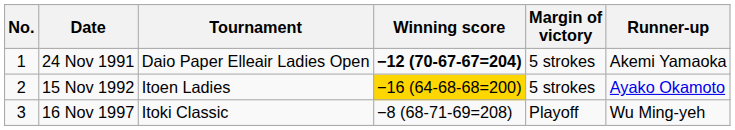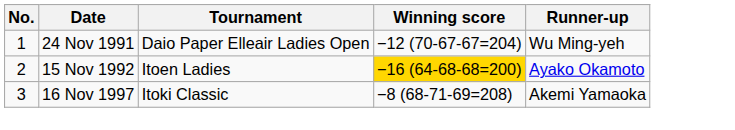- column: (566, 27)
(449, 62) bold -> (449, 43) normal
(668, 62) Akemi Yamaoka -> (577, 43) Wu Ming-yeh
(658, 113) Wu Ming-yeh -> (588, 95) Akemi Yamaoka
